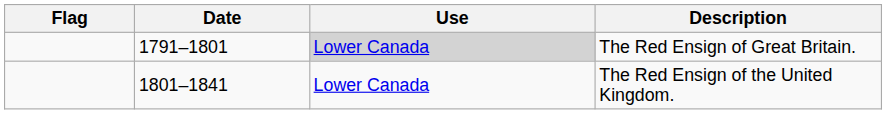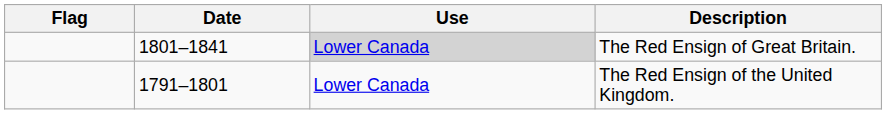(183, 46) 1791–1801 -> (183, 46) 1801–1841
(183, 84) 1801–1841 -> (183, 84) 1791–1801
